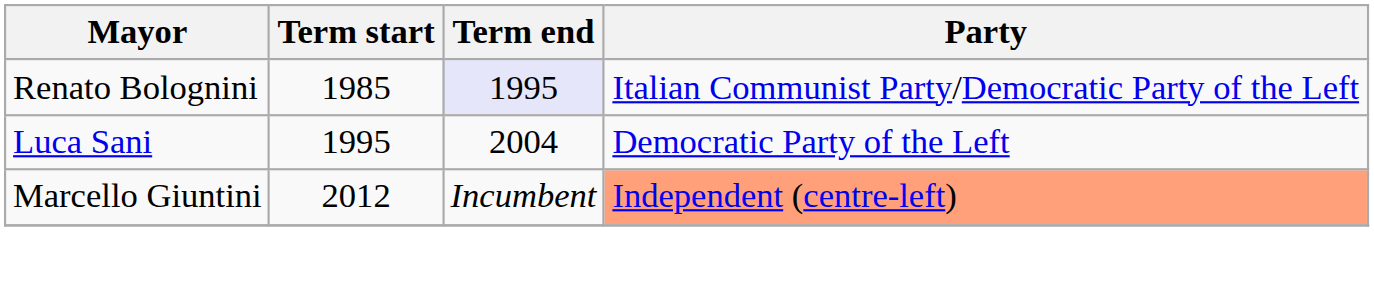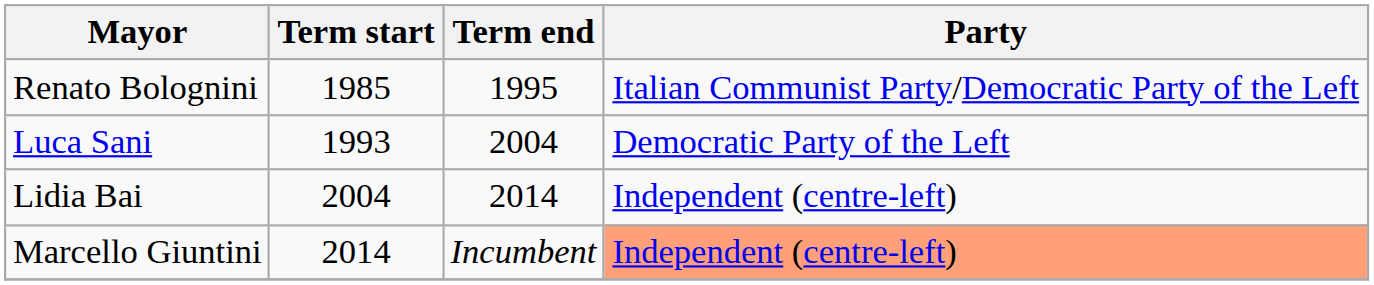(524, 86) lavender background -> (524, 86) no background
(356, 141) 1995 -> (356, 141) 1993
+ row: (78, 196)
(356, 196) 2012 -> (356, 251) 2014
